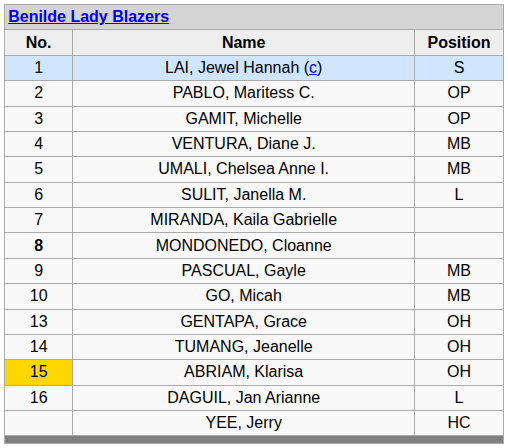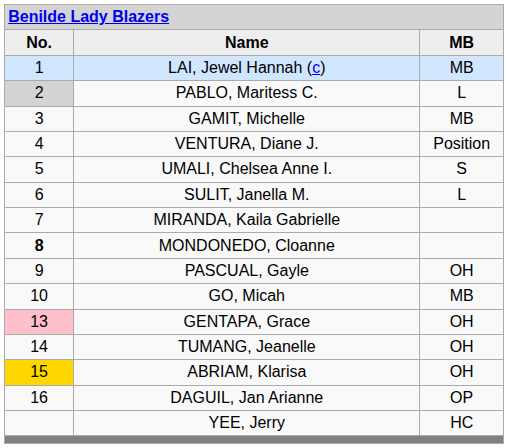(459, 42) Position -> (462, 42) MB
(459, 67) S -> (462, 67) MB
(39, 93) no background -> (39, 93) lightgrey background
(459, 93) OP -> (462, 93) L
(459, 118) OP -> (462, 118) MB
(459, 144) MB -> (462, 144) Position
(459, 169) MB -> (462, 169) S
(459, 270) MB -> (462, 270) OH
(39, 321) no background -> (39, 321) pink background
(459, 397) L -> (462, 397) OP
